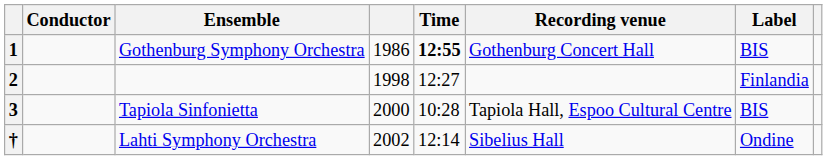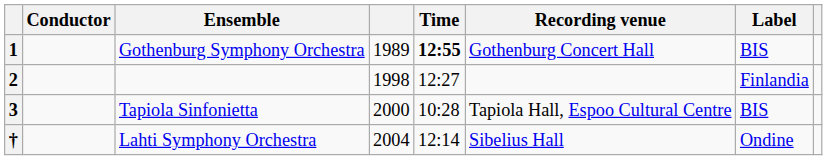(391, 49) 1986 -> (391, 49) 1989
(391, 140) 2002 -> (391, 140) 2004
